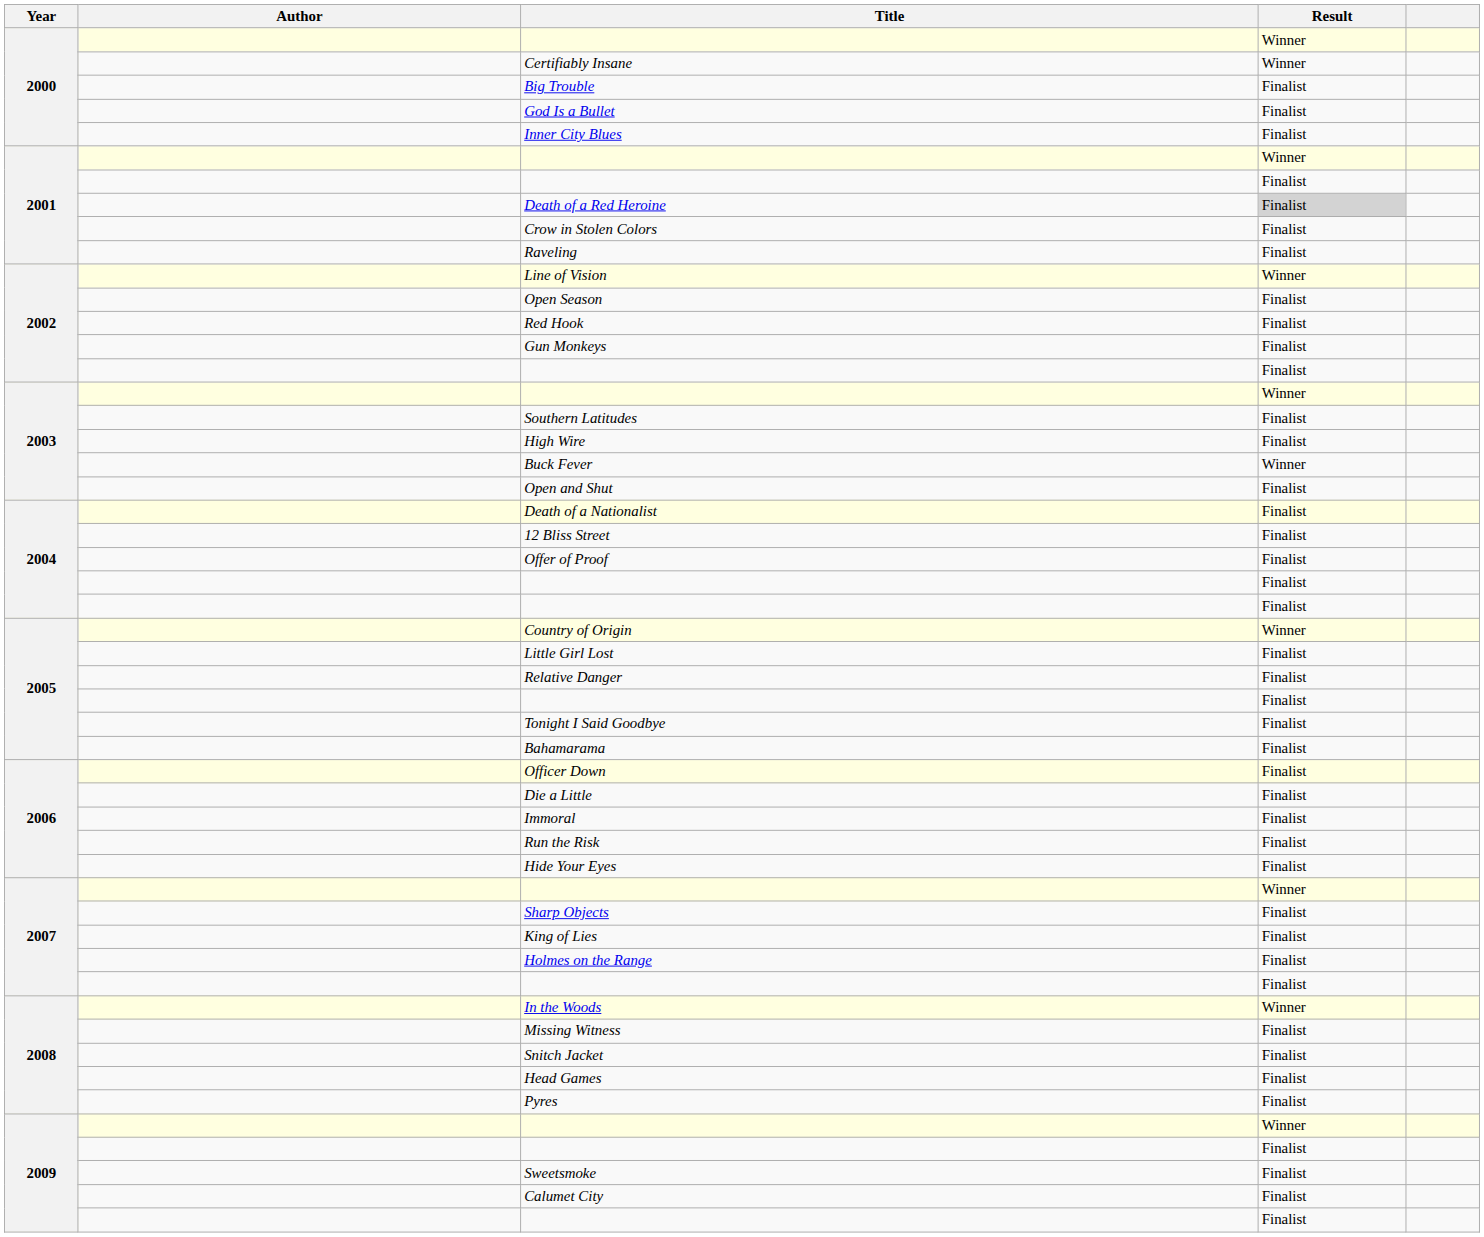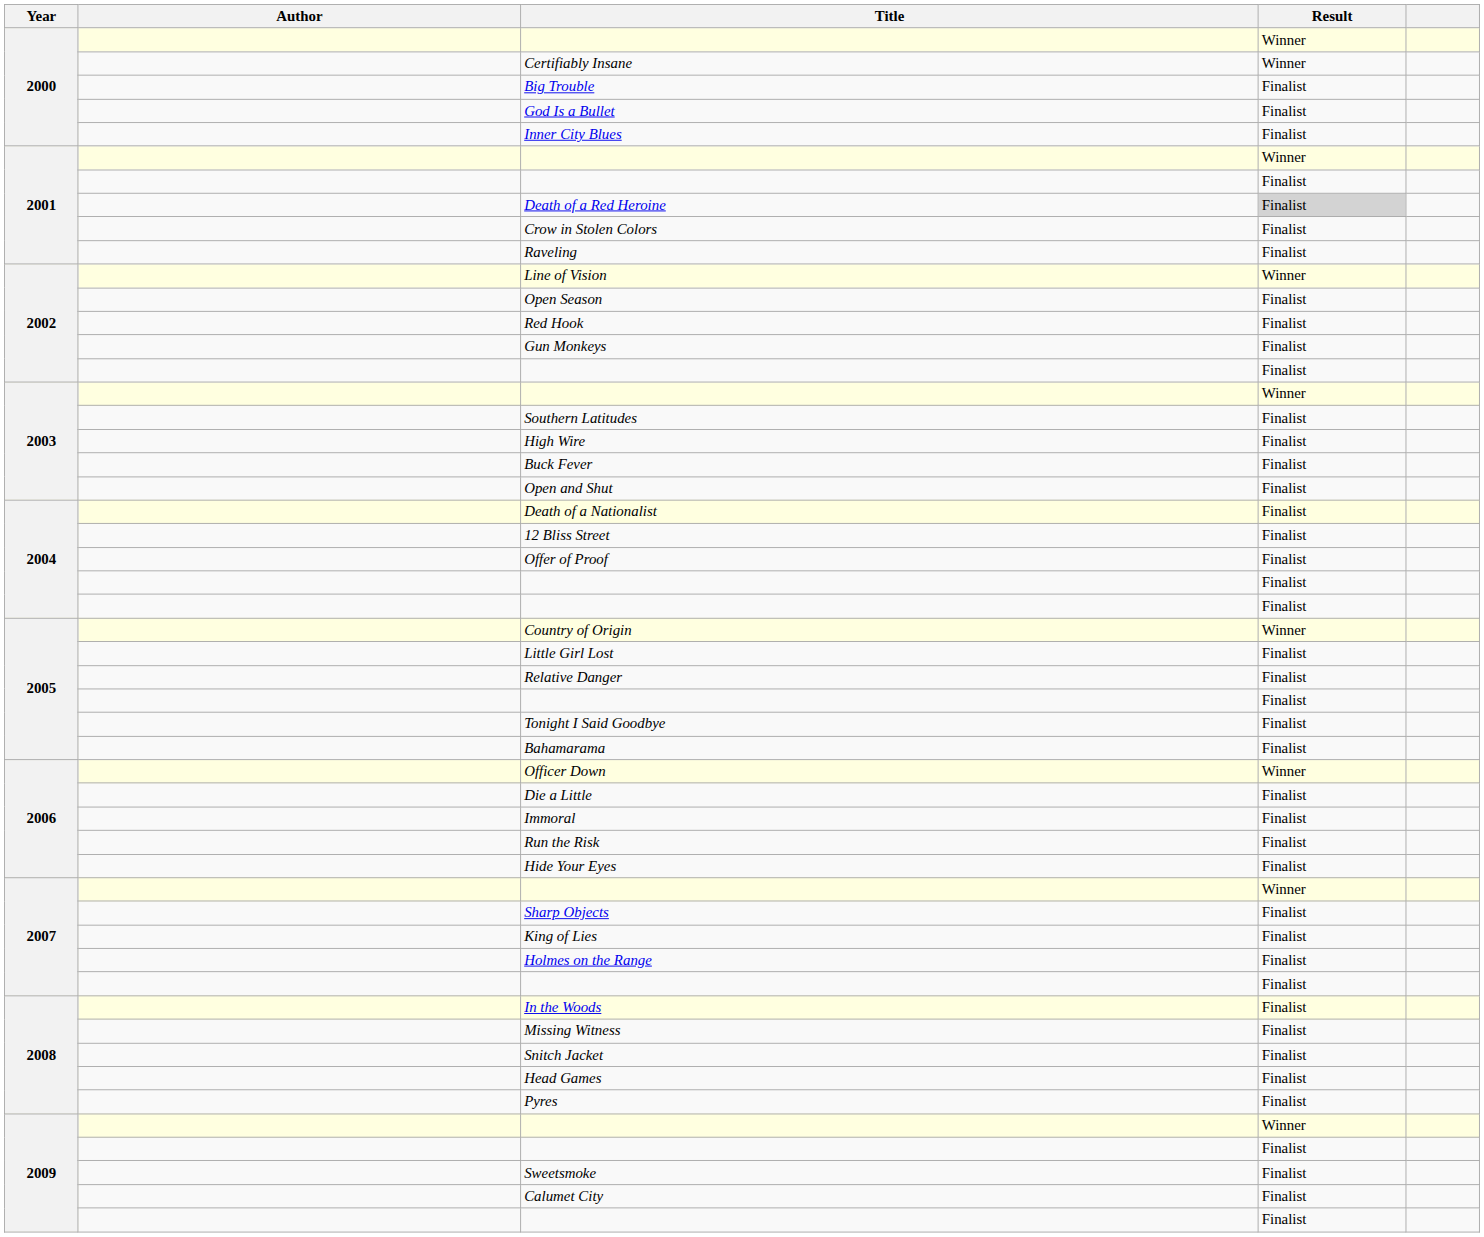(1284, 464) Winner -> (1284, 464) Finalist
(1284, 771) Finalist -> (1284, 771) Winner
(1284, 1007) Winner -> (1284, 1007) Finalist
